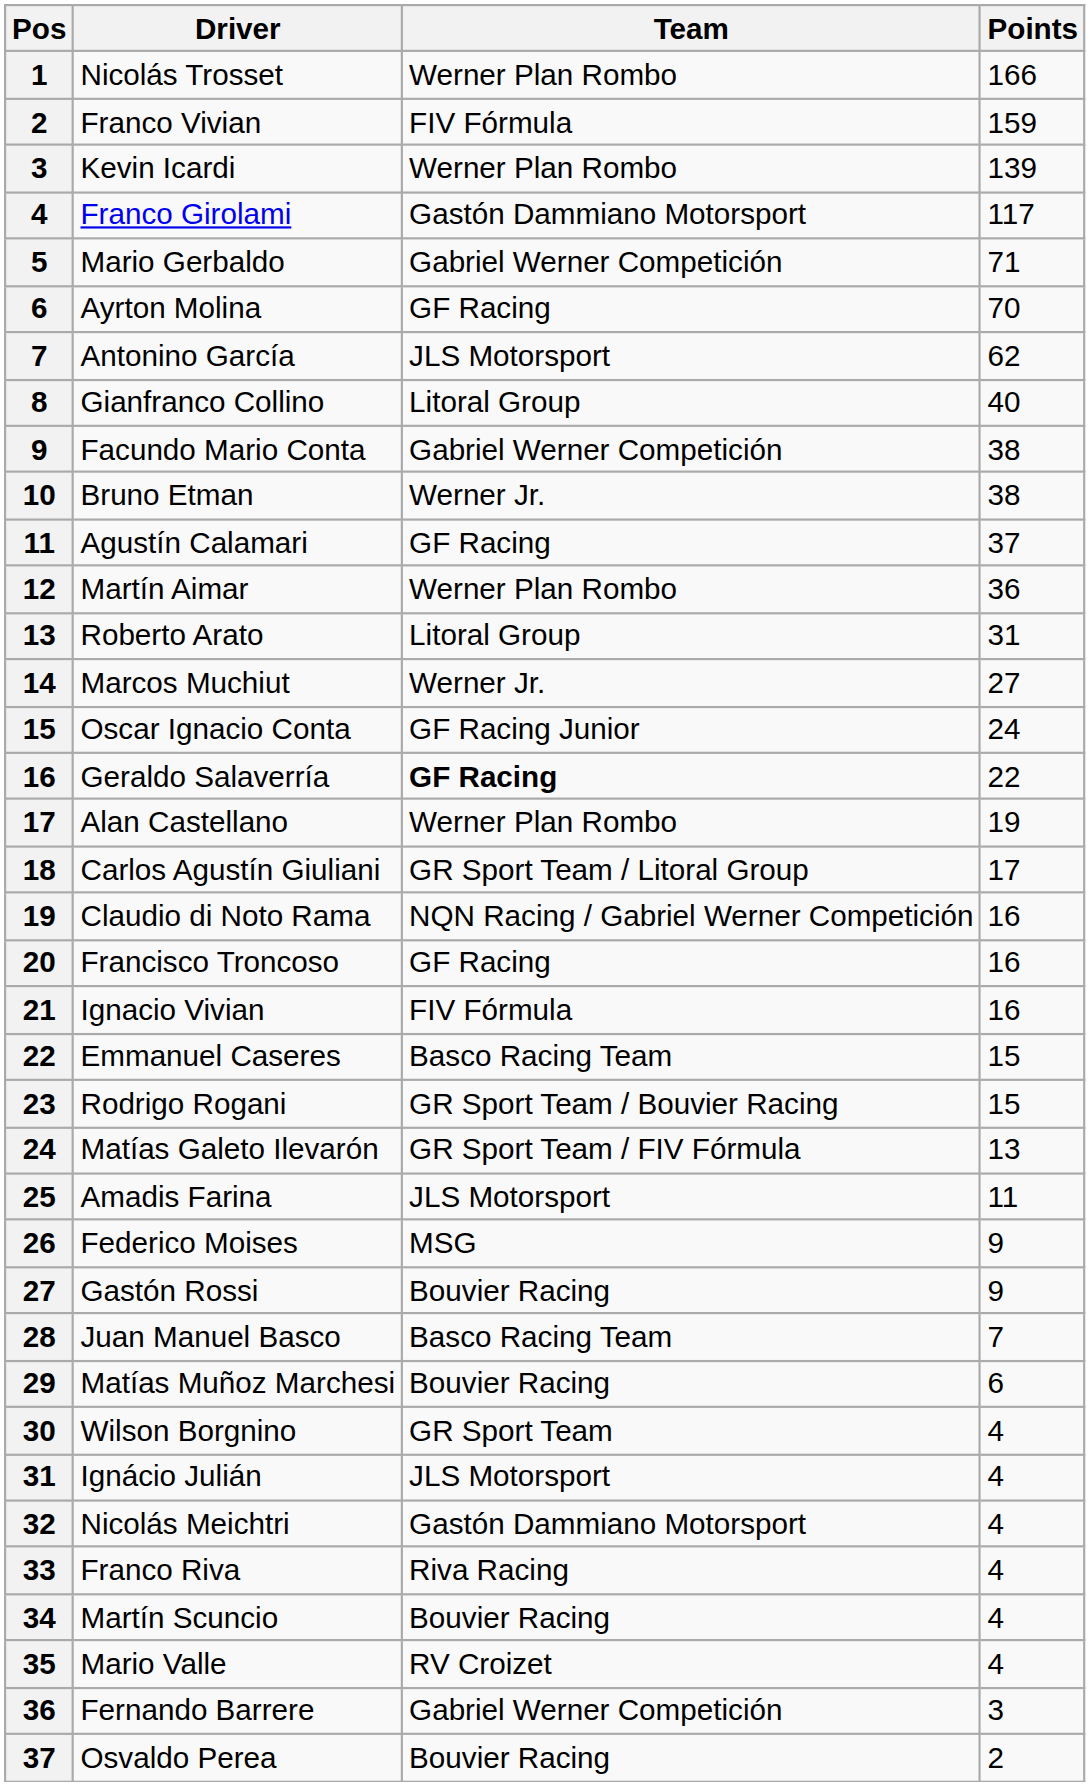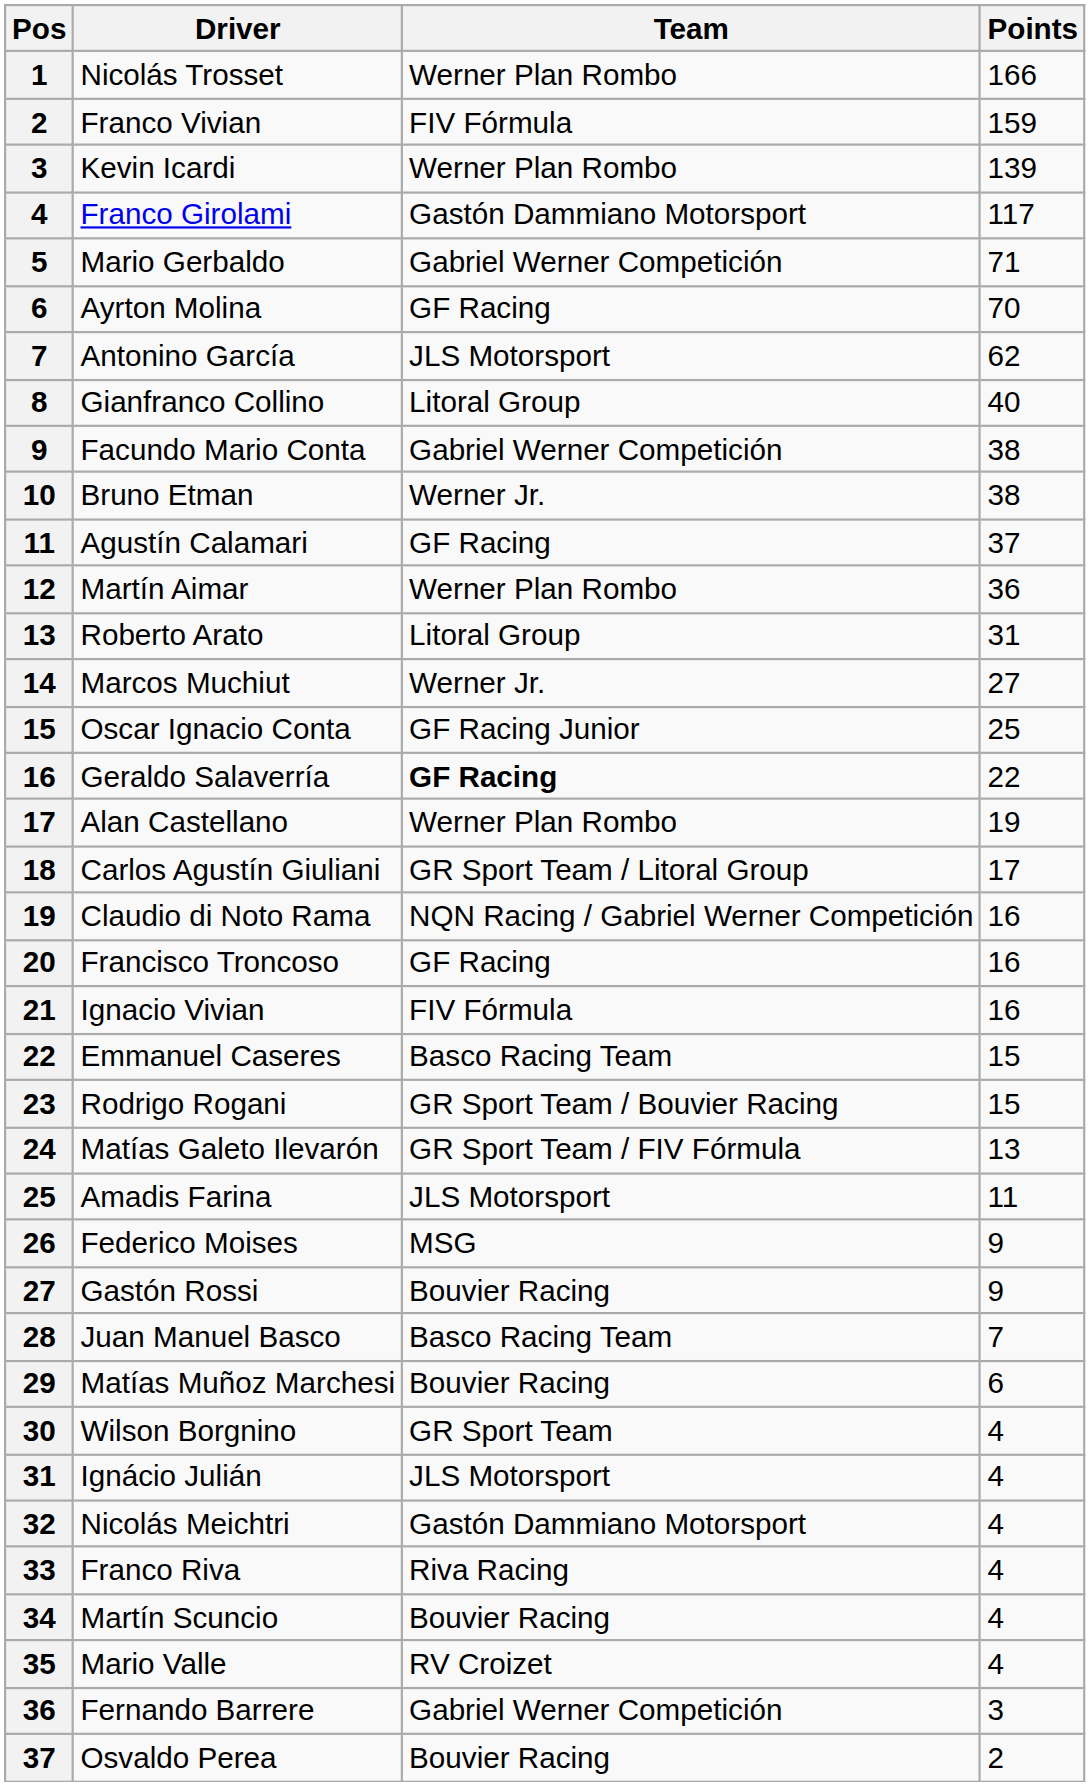(1004, 729) 24 -> (1004, 729) 25
